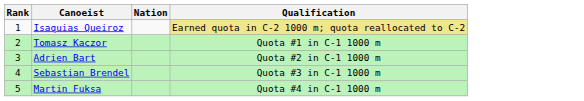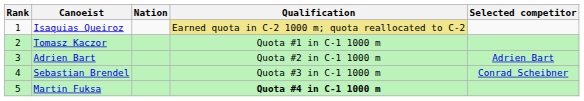+ column: (523, 12)
(319, 88) normal -> (319, 88) bold
